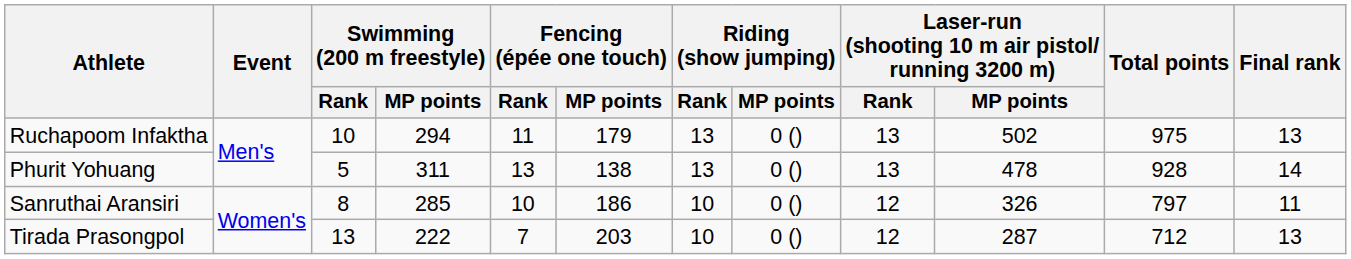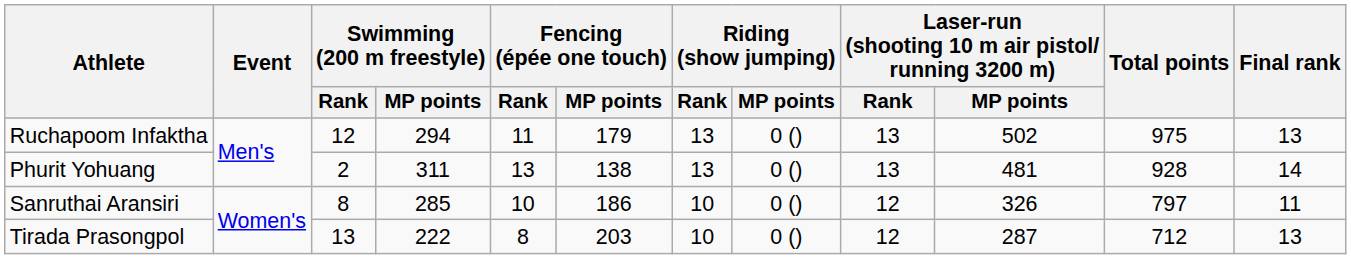(343, 136) 10 -> (343, 136) 12
(343, 170) 5 -> (343, 170) 2
(1020, 170) 478 -> (1020, 170) 481
(523, 237) 7 -> (523, 237) 8
